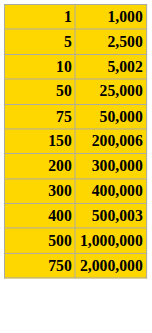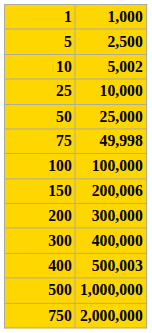+ row: (64, 91)
(121, 116) 50,000 -> (121, 141) 49,998
+ row: (60, 166)
